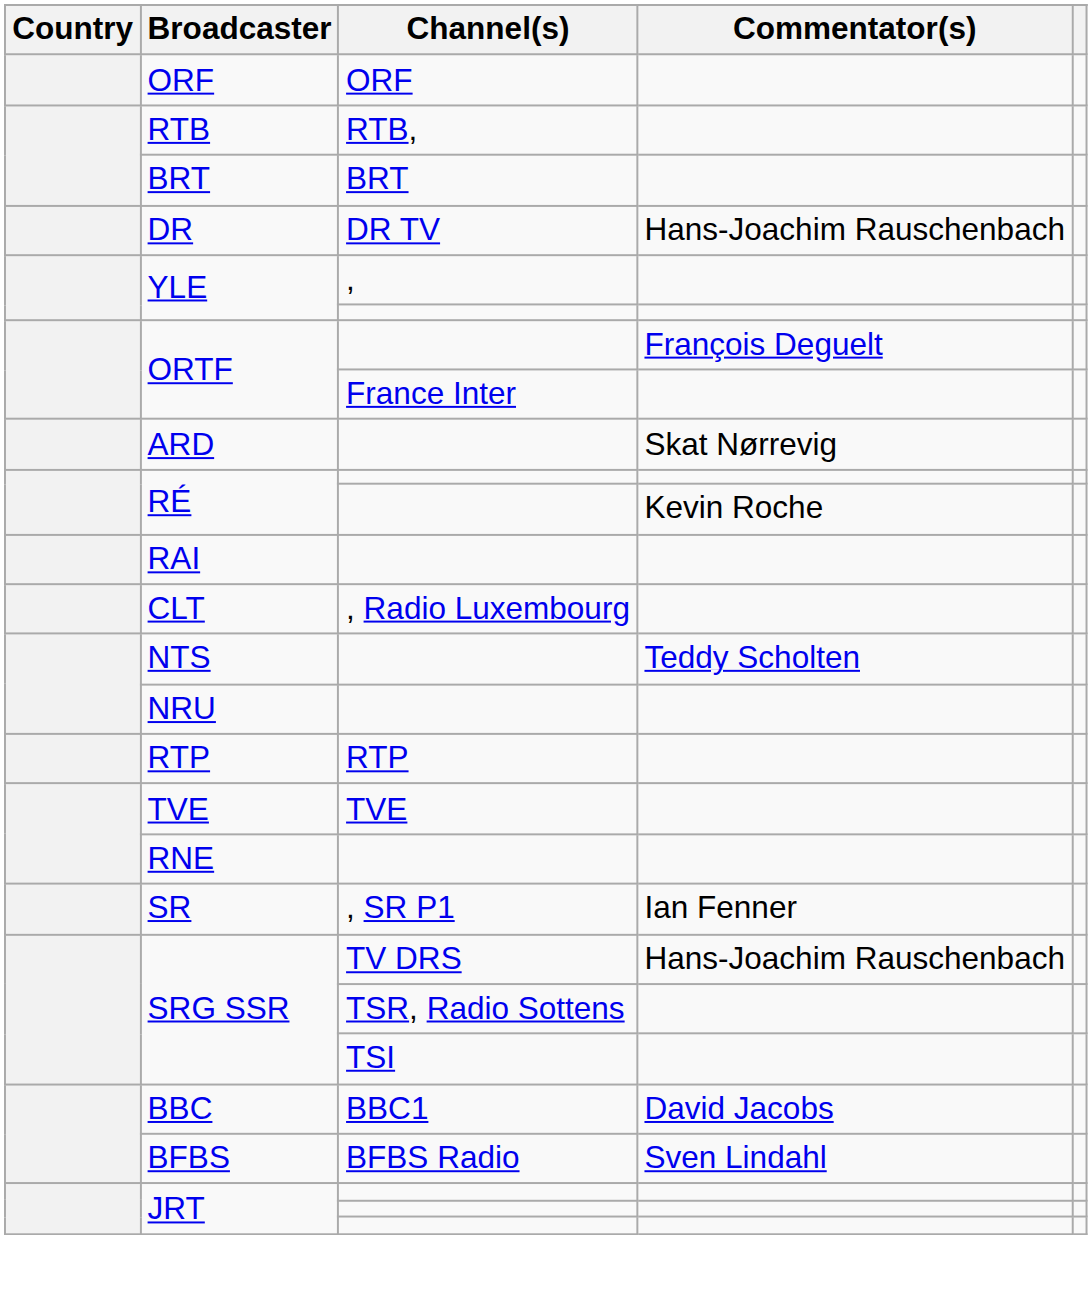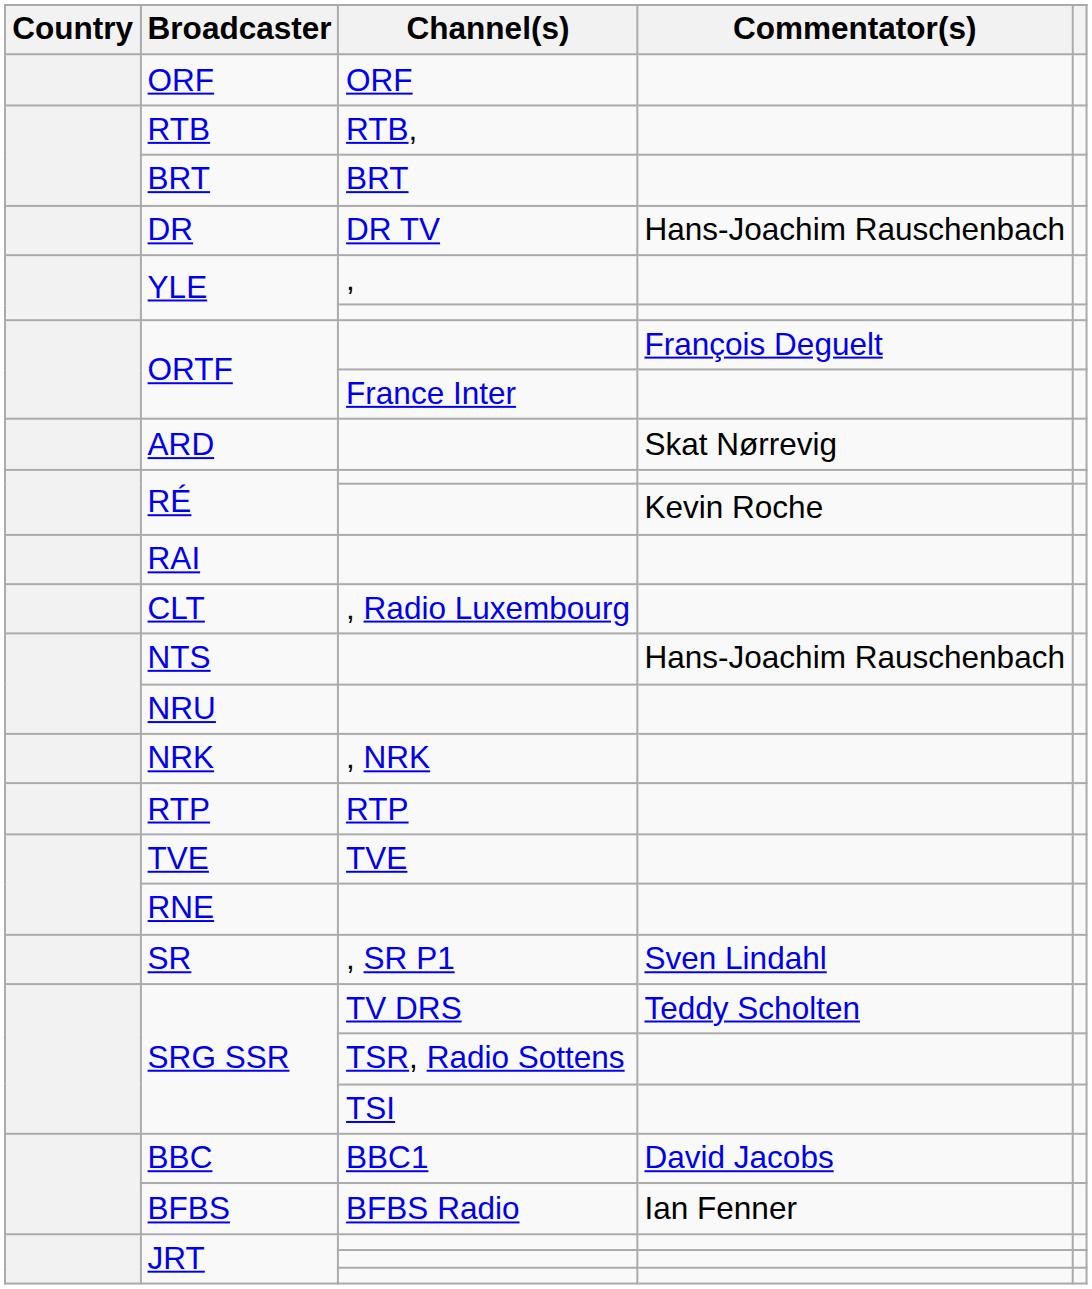(752, 658) Teddy Scholten -> (855, 658) Hans-Joachim Rauschenbach
+ row: (181, 758)
(721, 908) Ian Fenner -> (736, 958) Sven Lindahl
(855, 958) Hans-Joachim Rauschenbach -> (752, 1008) Teddy Scholten
(736, 1158) Sven Lindahl -> (721, 1208) Ian Fenner
